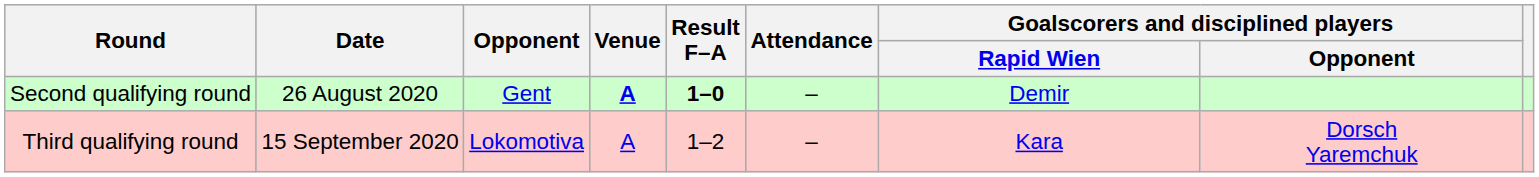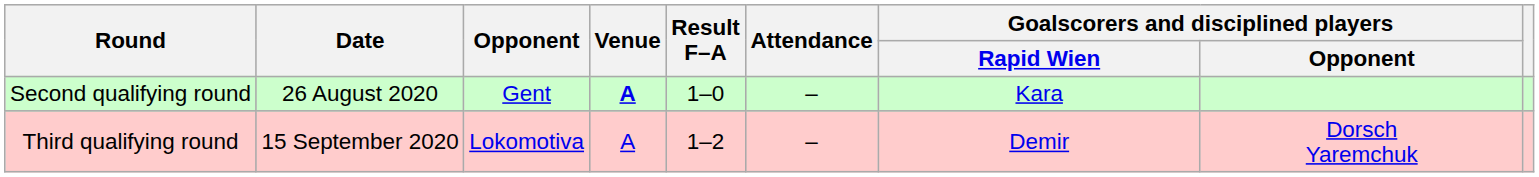(706, 94) bold -> (706, 94) normal
(1039, 94) Demir -> (1039, 94) Kara
(1039, 142) Kara -> (1039, 142) Demir
